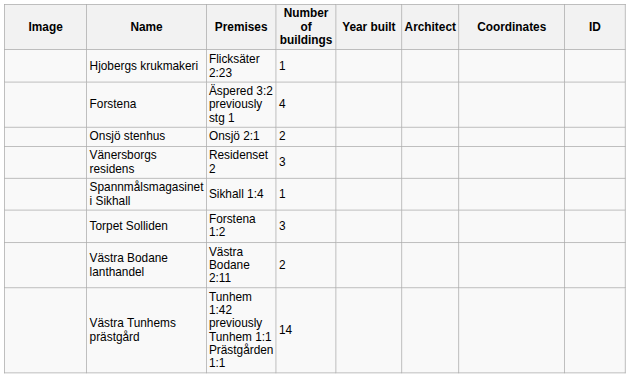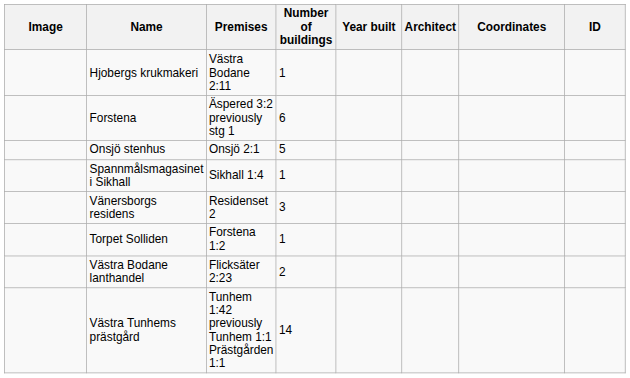(234, 65) Flicksäter 2:23 -> (229, 72) Västra Bodane 2:11
(282, 104) 4 -> (282, 118) 6
(282, 136) 2 -> (282, 150) 5
rows swapped: (123, 162) <-> (147, 194)
(282, 226) 3 -> (282, 239) 1
(229, 265) Västra Bodane 2:11 -> (234, 271) Flicksäter 2:23
